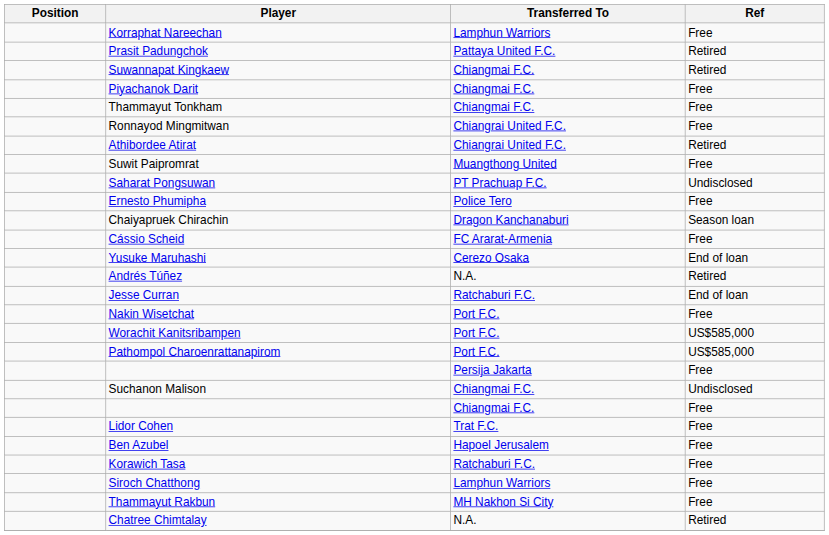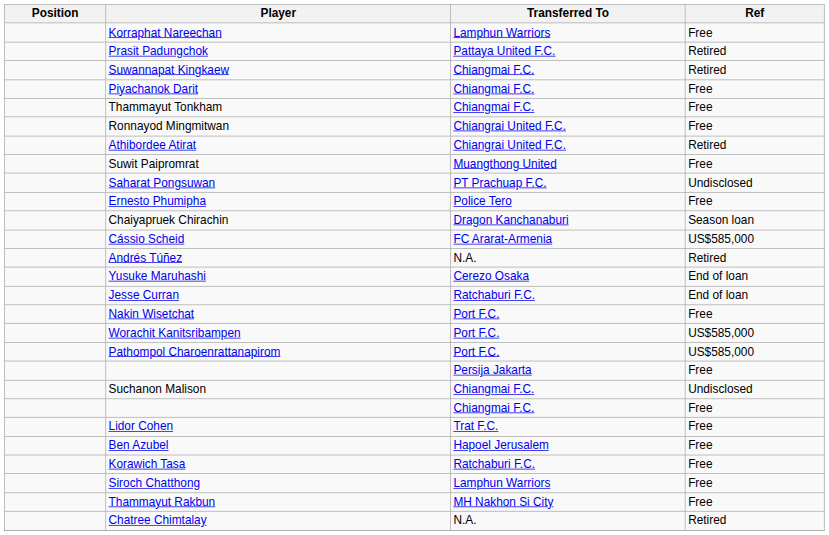(700, 239) Free -> (721, 239) US$585,000
rows swapped: (145, 276) <-> (157, 257)
